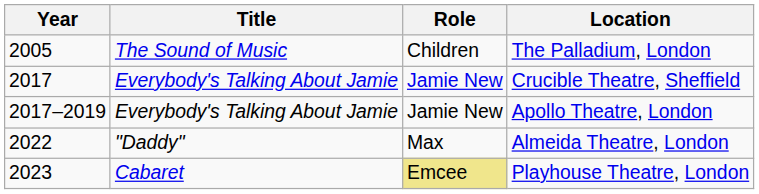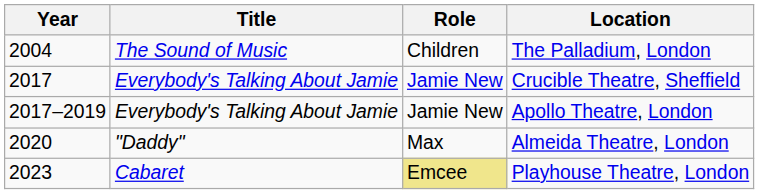(31, 50) 2005 -> (31, 50) 2004
(31, 142) 2022 -> (31, 142) 2020
